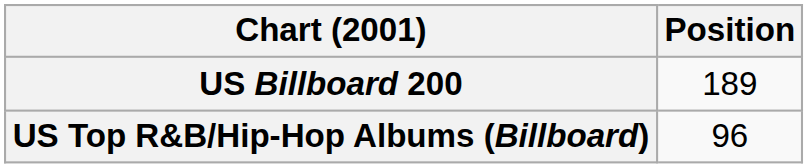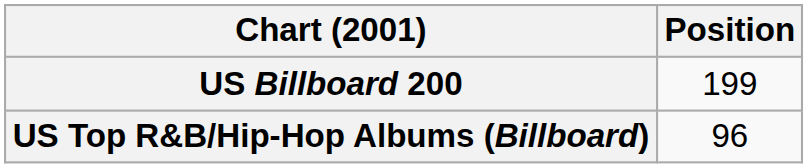(730, 83) 189 -> (730, 83) 199
